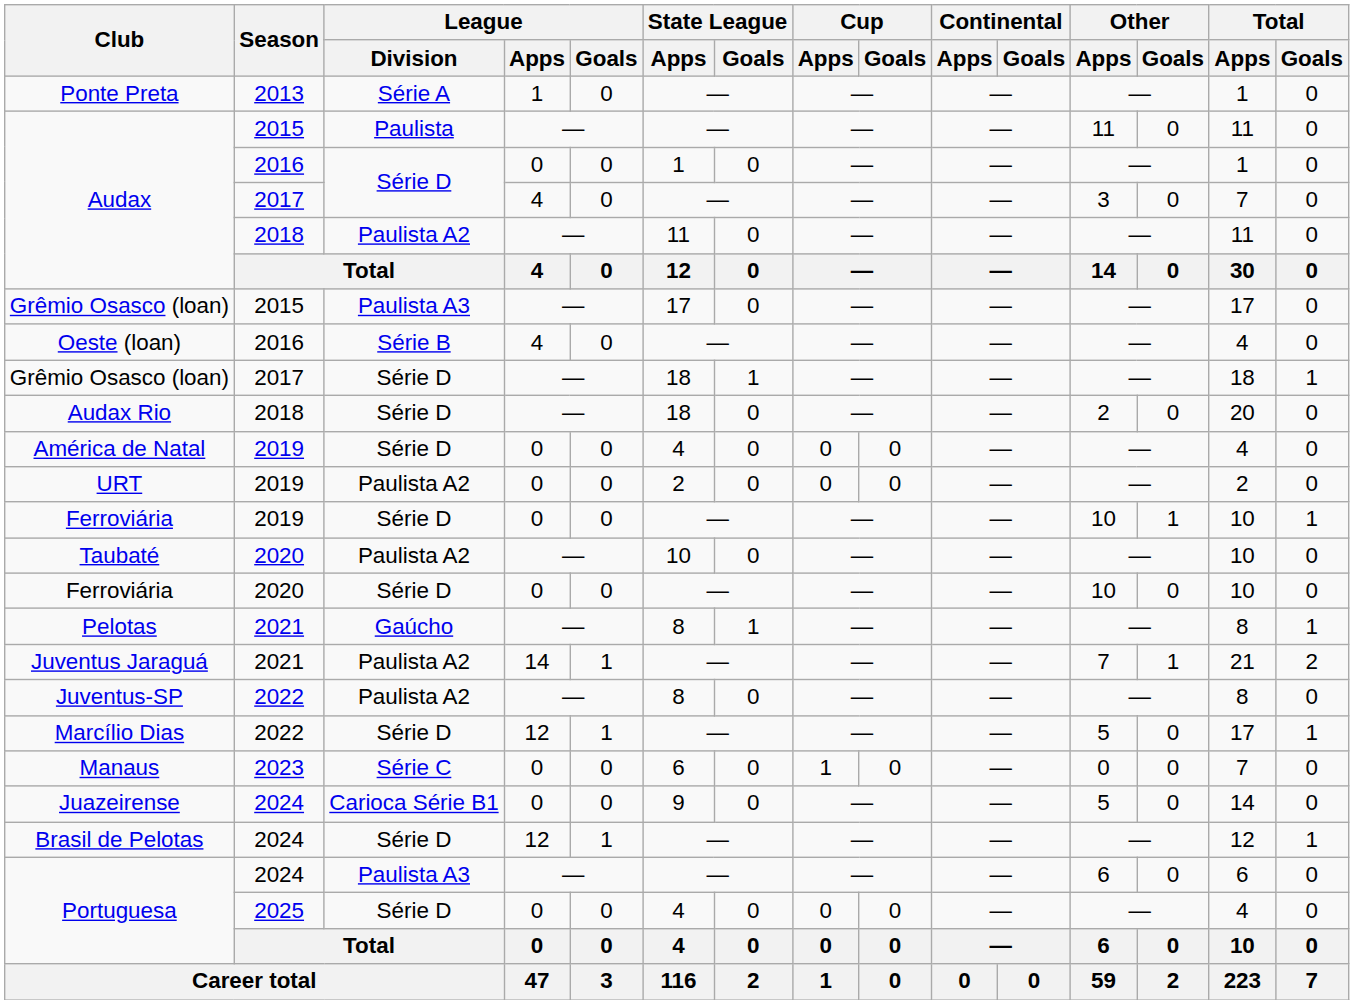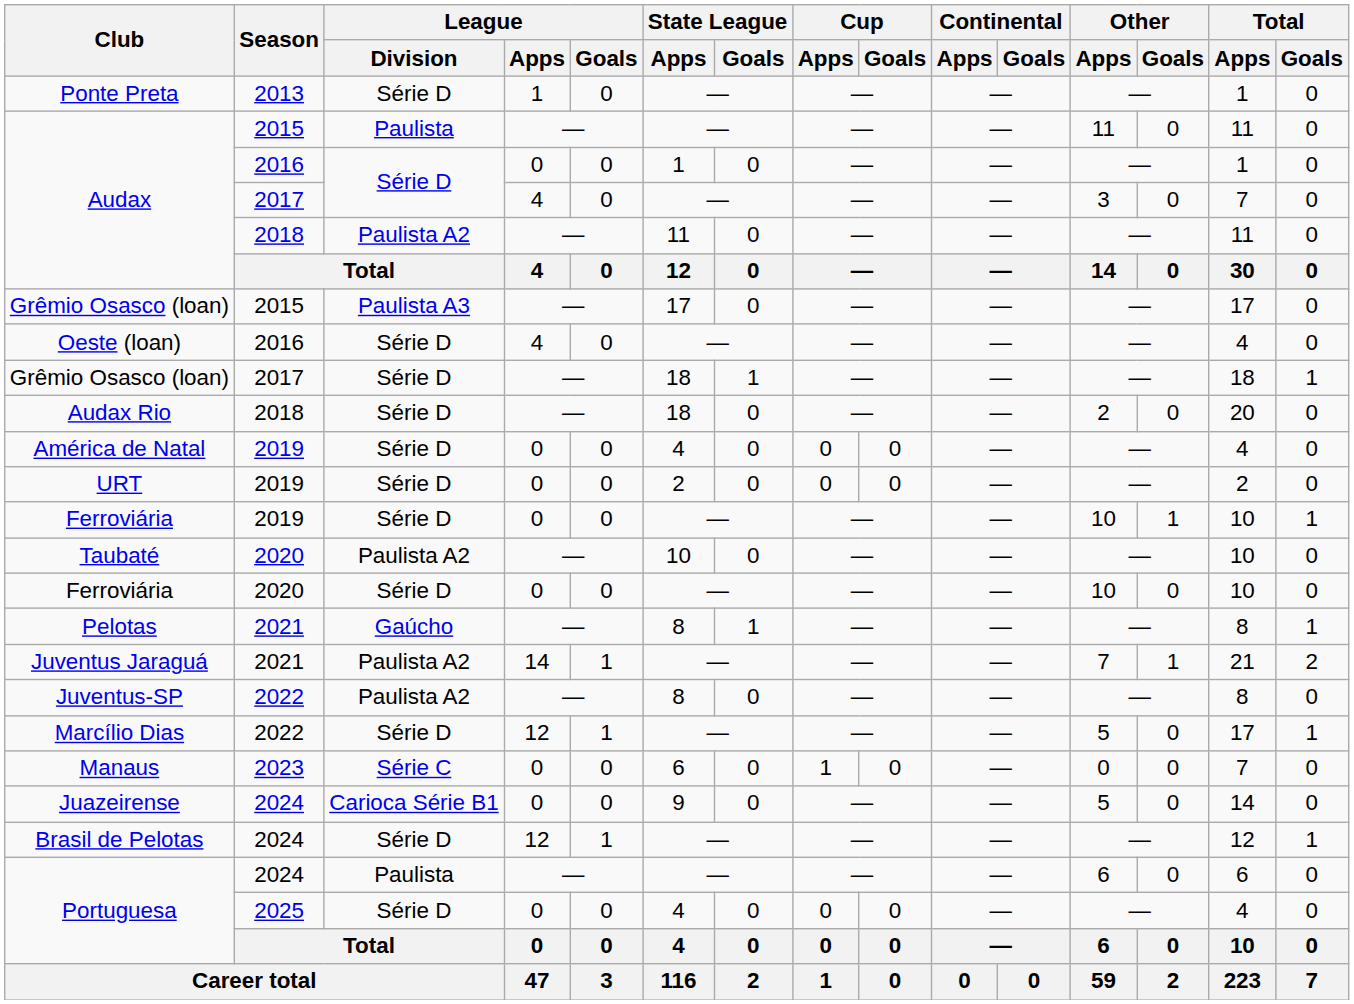(414, 93) Série A -> (414, 93) Série D
(414, 341) Série B -> (414, 341) Série D
(414, 484) Paulista A2 -> (414, 484) Série D
(414, 874) Paulista A3 -> (414, 874) Paulista
